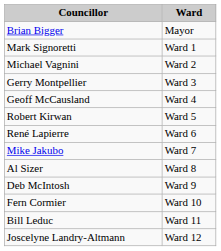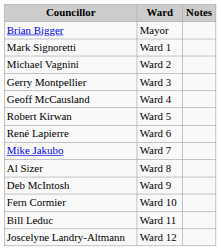+ column: (199, 13)
